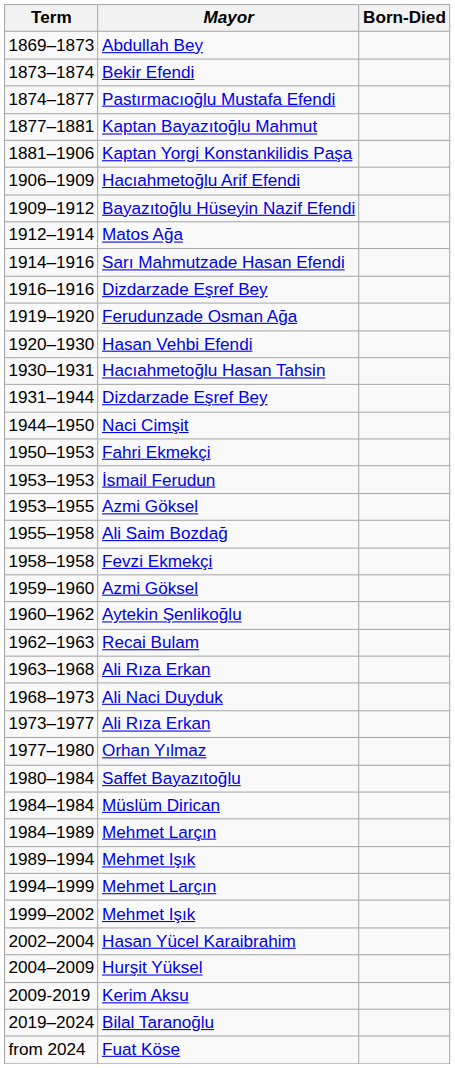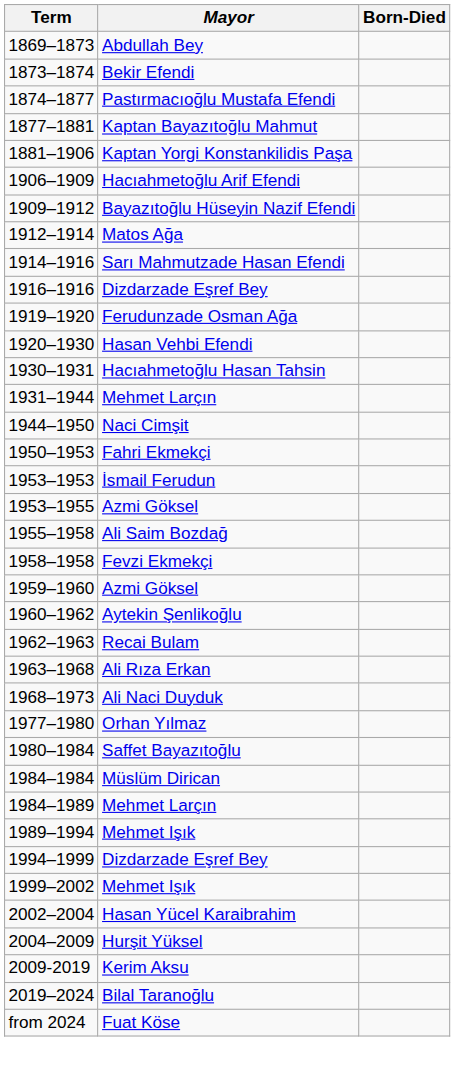(185, 398) Dizdarzade Eşref Bey -> (159, 398) Mehmet Larçın
- row: (51, 724)
(159, 886) Mehmet Larçın -> (185, 859) Dizdarzade Eşref Bey
